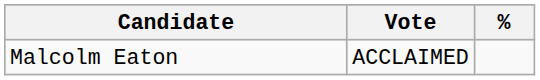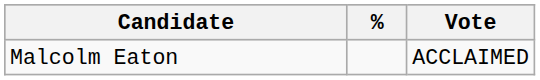columns swapped: (411, 22) <-> (504, 22)
